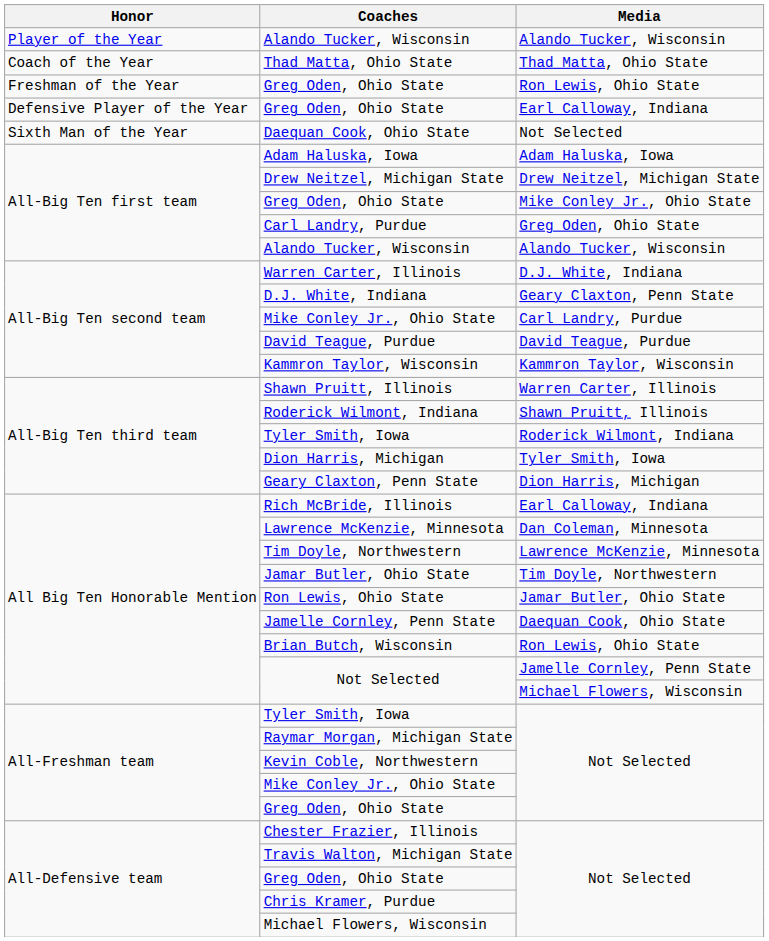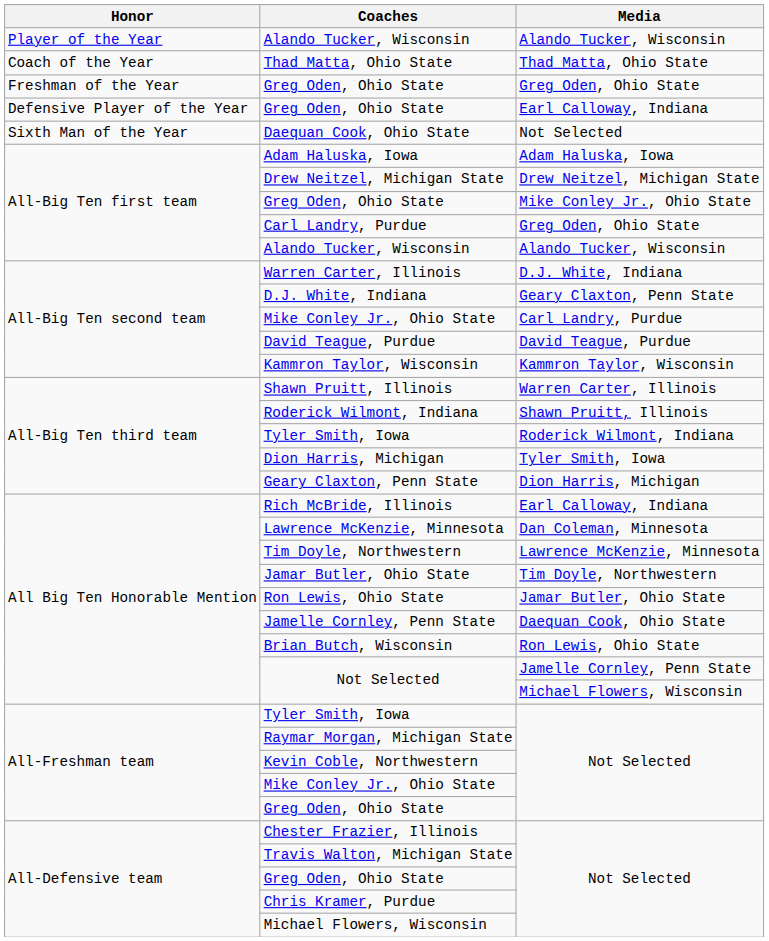(609, 86) Ron Lewis, Ohio State -> (609, 86) Greg Oden, Ohio State
